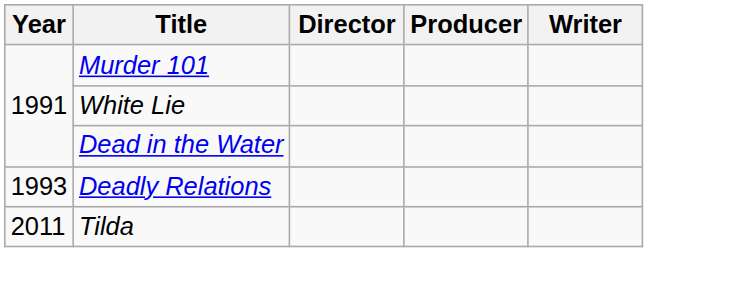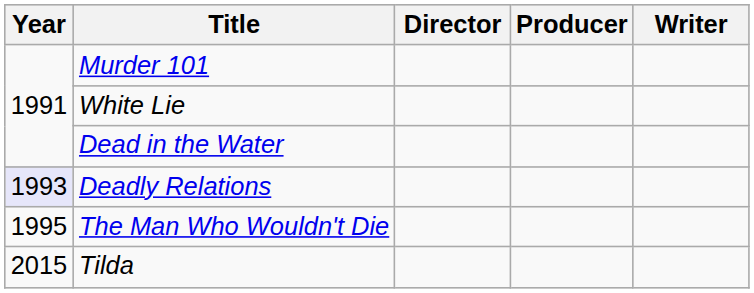(39, 186) no background -> (39, 186) lavender background
+ row: (234, 226)
(38, 226) 2011 -> (39, 266) 2015
